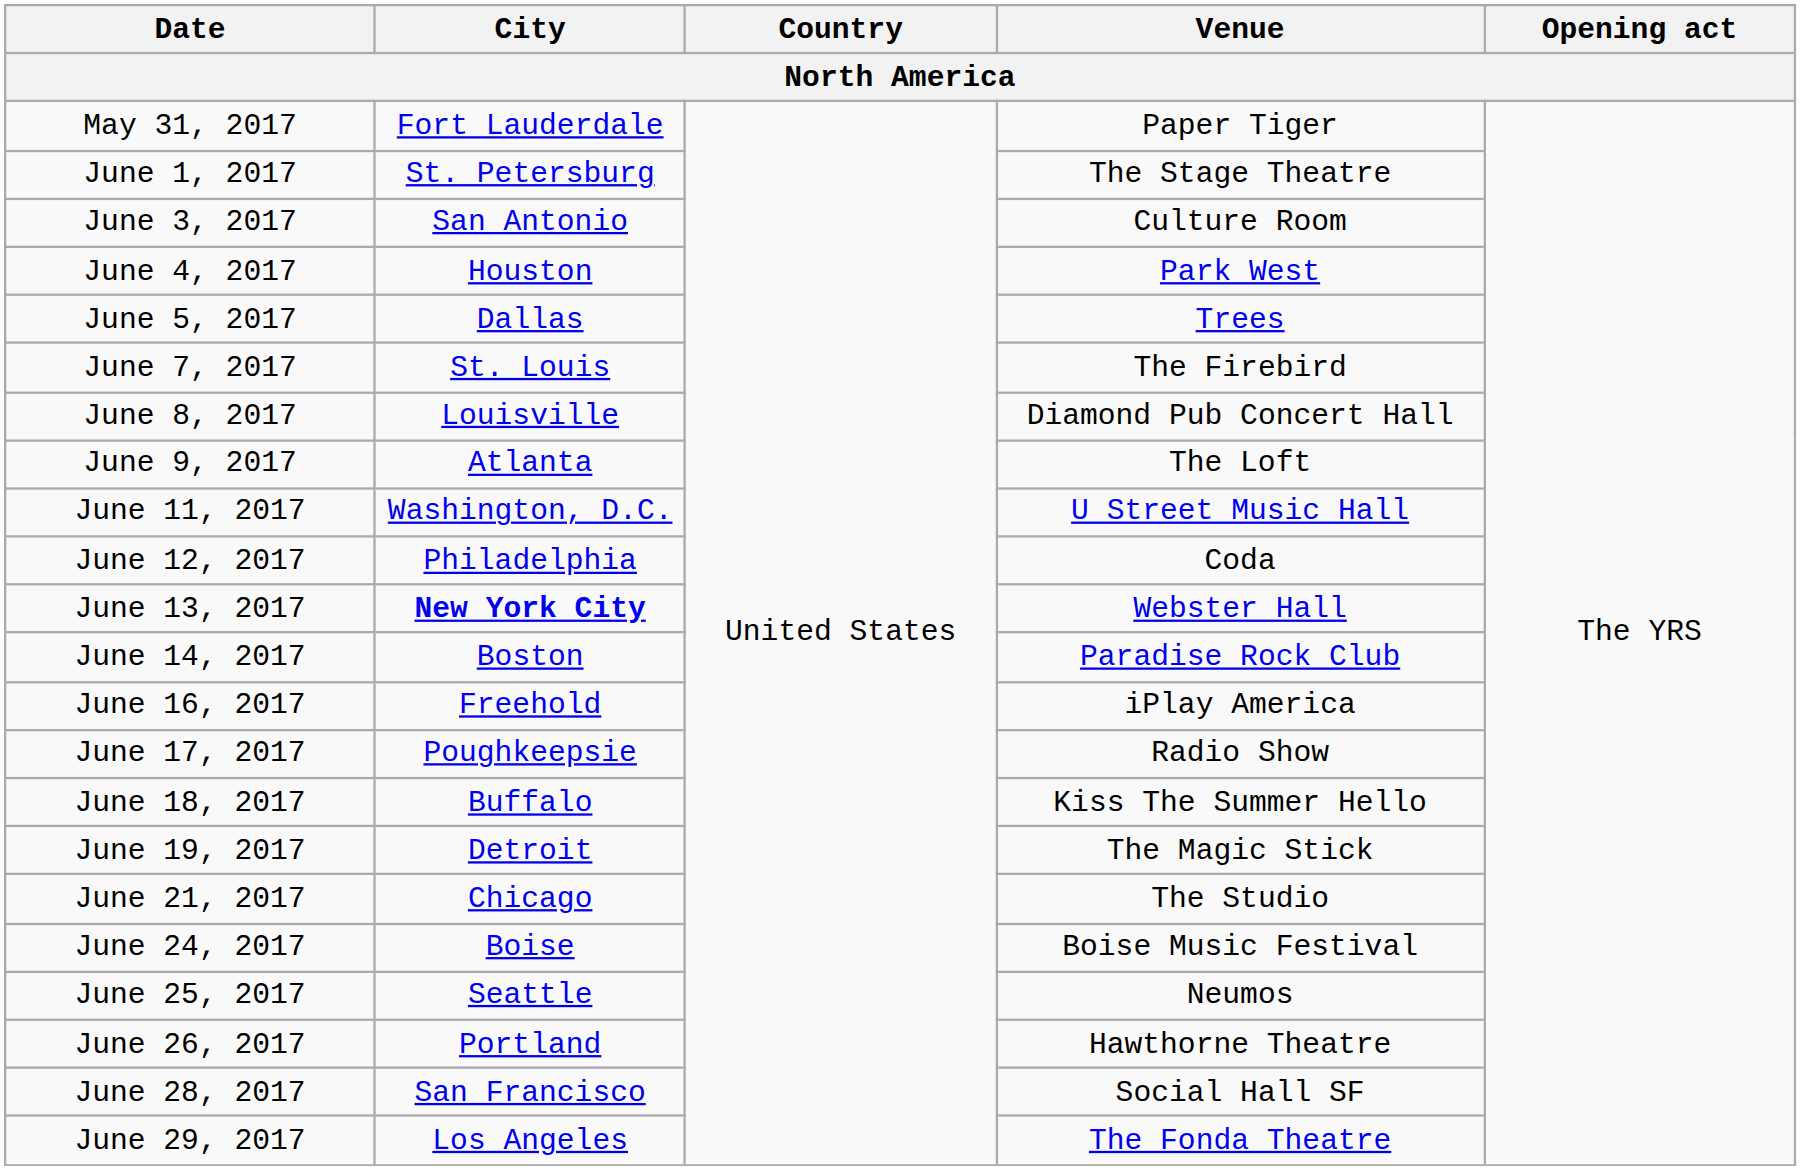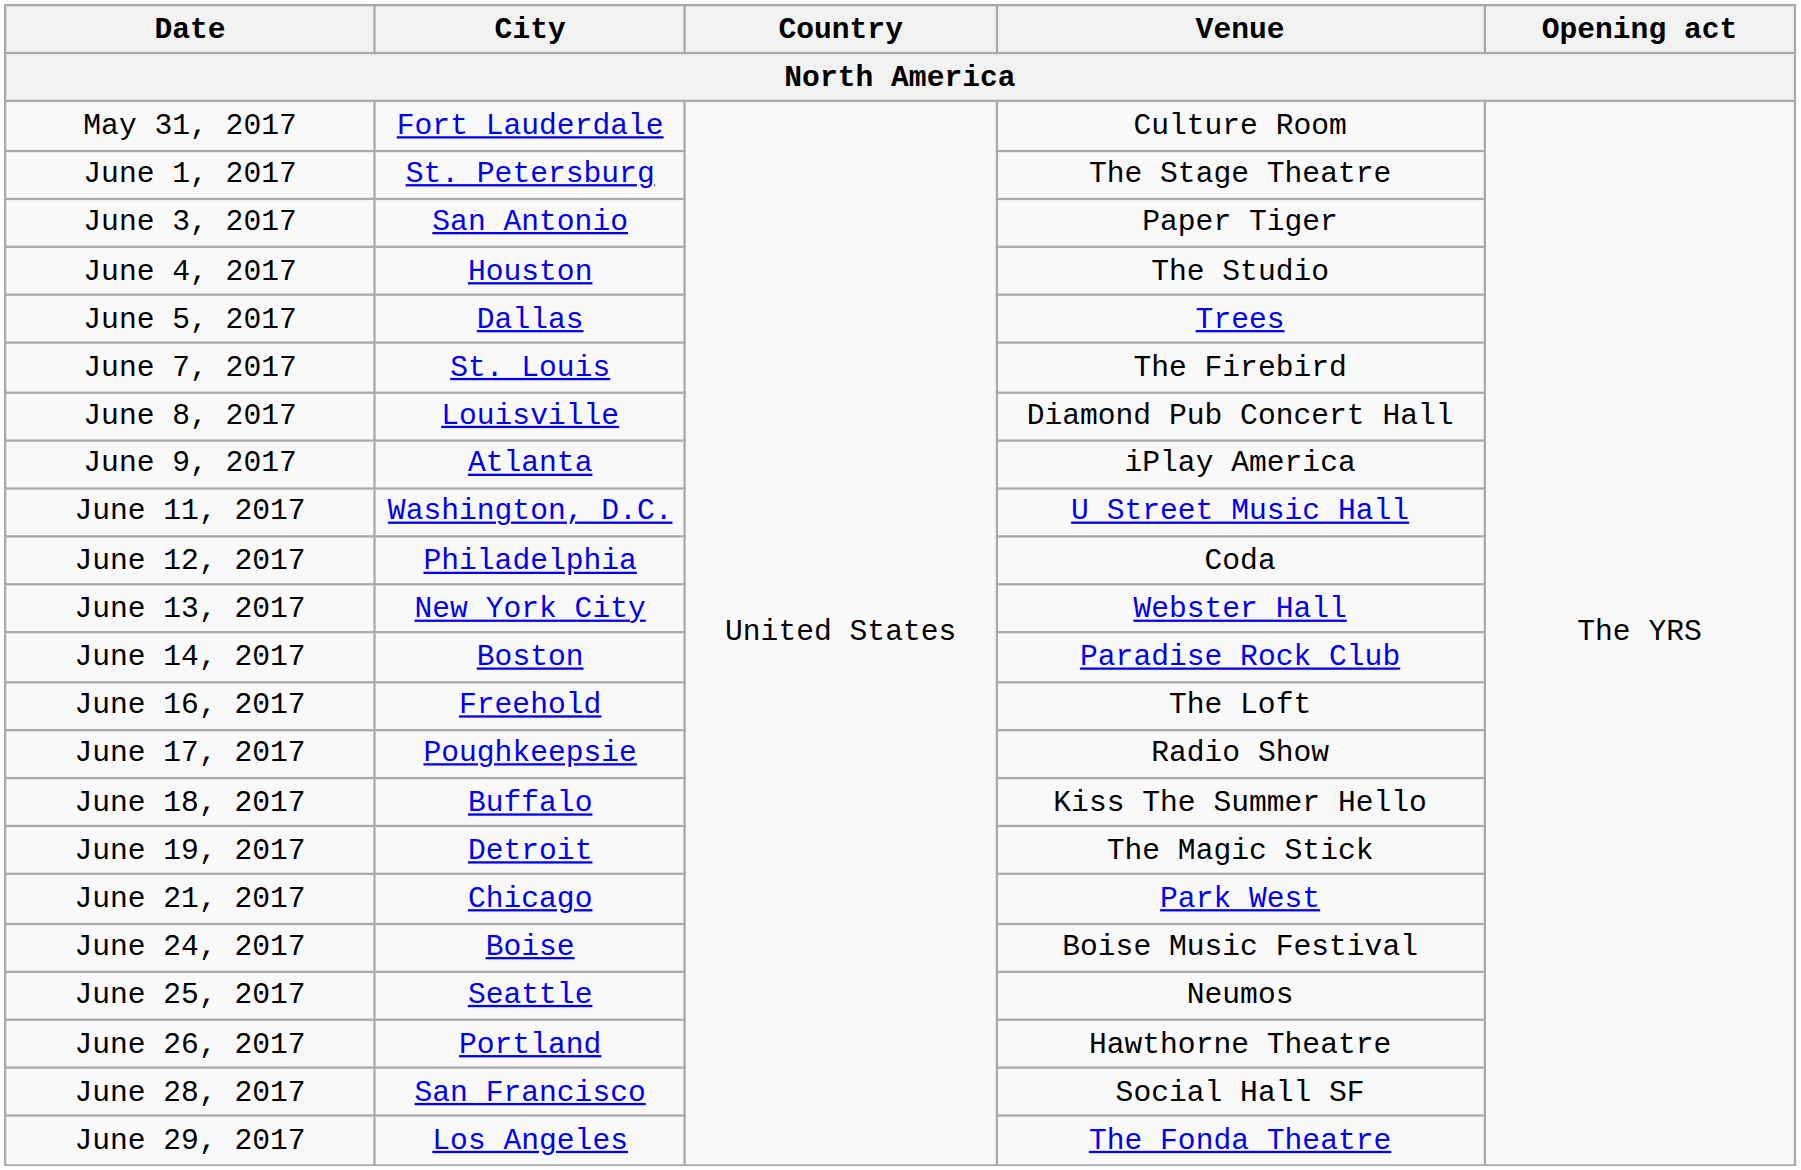(1240, 126) Paper Tiger -> (1240, 126) Culture Room
(1240, 223) Culture Room -> (1240, 223) Paper Tiger
(1240, 271) Park West -> (1240, 271) The Studio
(1240, 464) The Loft -> (1240, 464) iPlay America
(530, 609) bold -> (530, 609) normal
(1240, 706) iPlay America -> (1240, 706) The Loft
(1240, 899) The Studio -> (1240, 899) Park West
